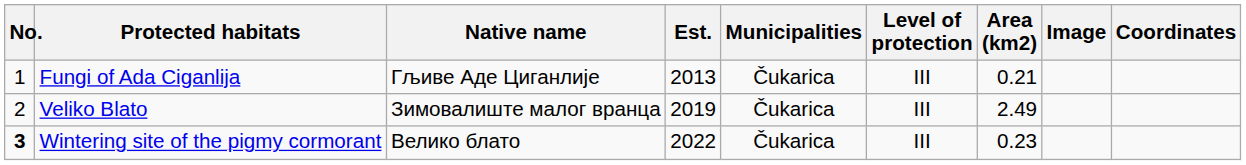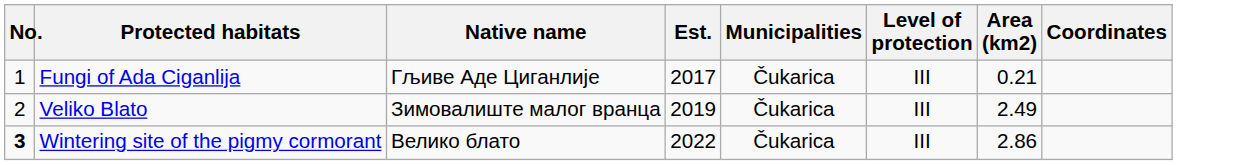- column: (1076, 32)
(693, 76) 2013 -> (693, 76) 2017
(1017, 142) 0.23 -> (1017, 142) 2.86
